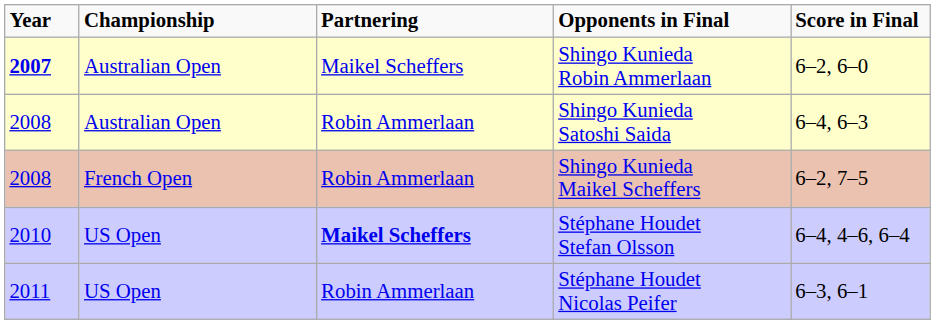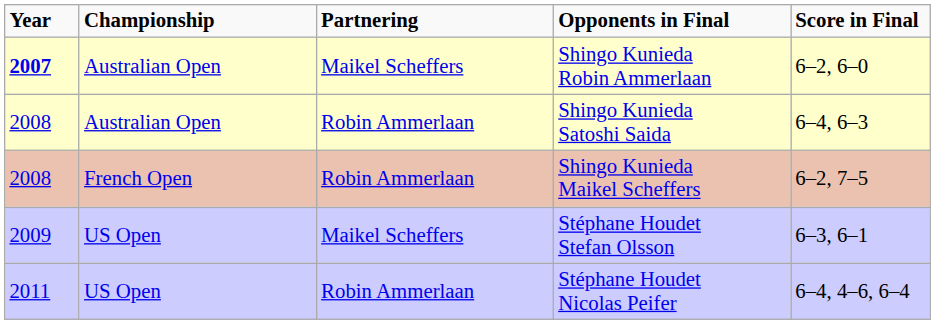(30, 234) 2010 -> (30, 234) 2009
(396, 234) bold -> (392, 234) normal
(852, 234) 6–4, 4–6, 6–4 -> (832, 234) 6–3, 6–1
(832, 291) 6–3, 6–1 -> (852, 291) 6–4, 4–6, 6–4
